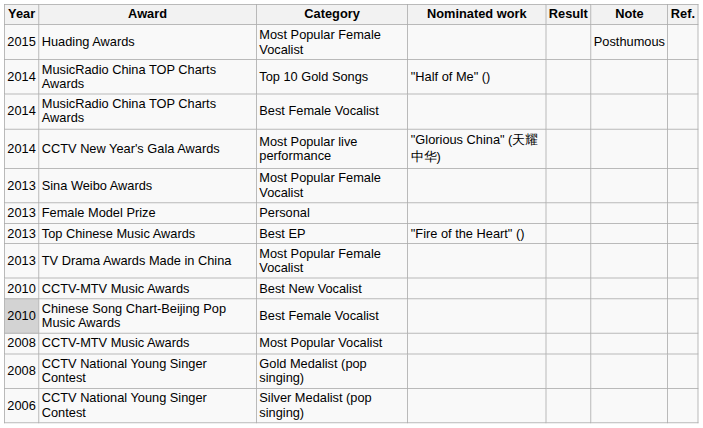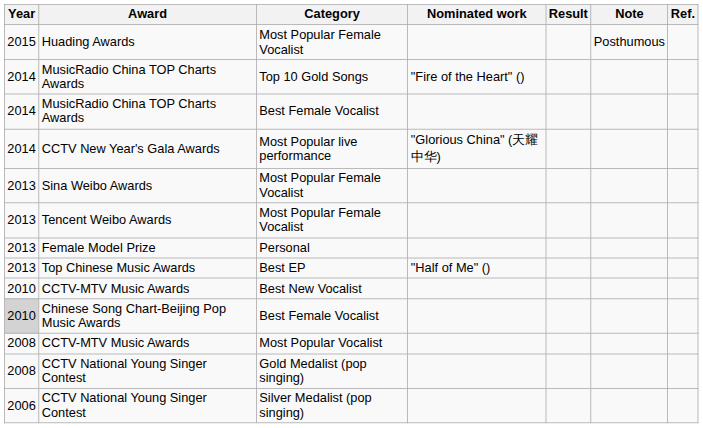(451, 76) "Half of Me" () -> (468, 76) "Fire of the Heart" ()
+ row: (107, 220)
(468, 233) "Fire of the Heart" () -> (451, 268) "Half of Me" ()
- row: (137, 261)
